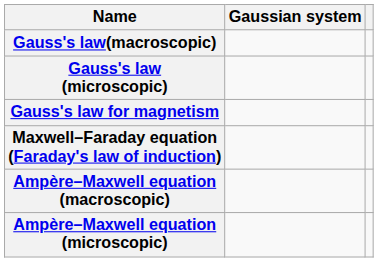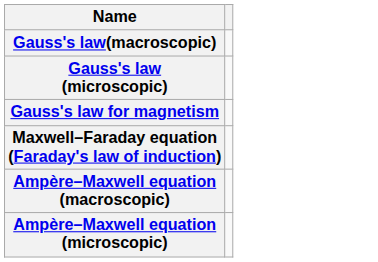- column: (295, 17)
